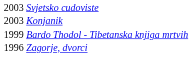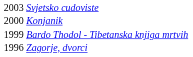(14, 21) 2003 -> (14, 21) 2000
